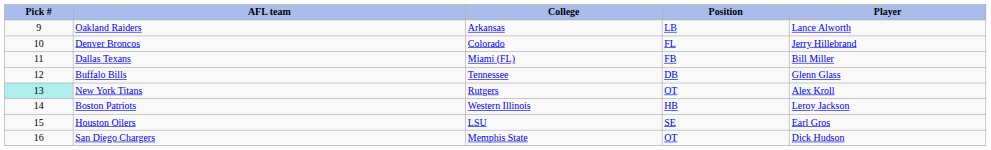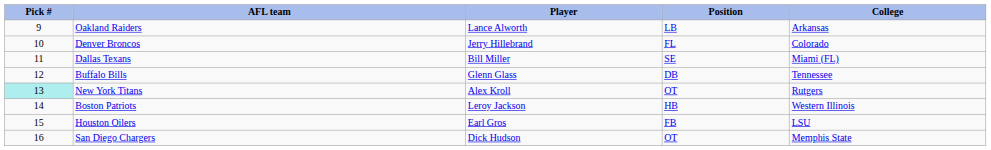columns swapped: (888, 12) <-> (564, 12)
(670, 59) FB -> (670, 59) SE
(670, 122) SE -> (670, 122) FB
